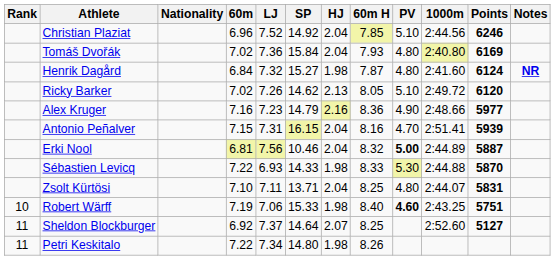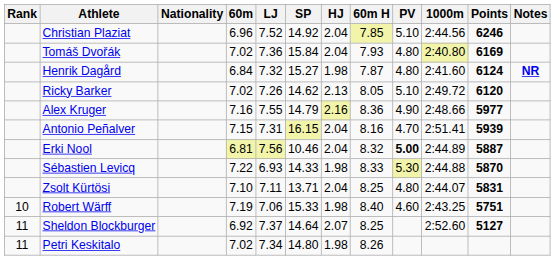(271, 110) 7.23 -> (271, 110) 7.55
(407, 206) bold -> (407, 206) normal
(241, 245) 7.22 -> (241, 245) 7.02
